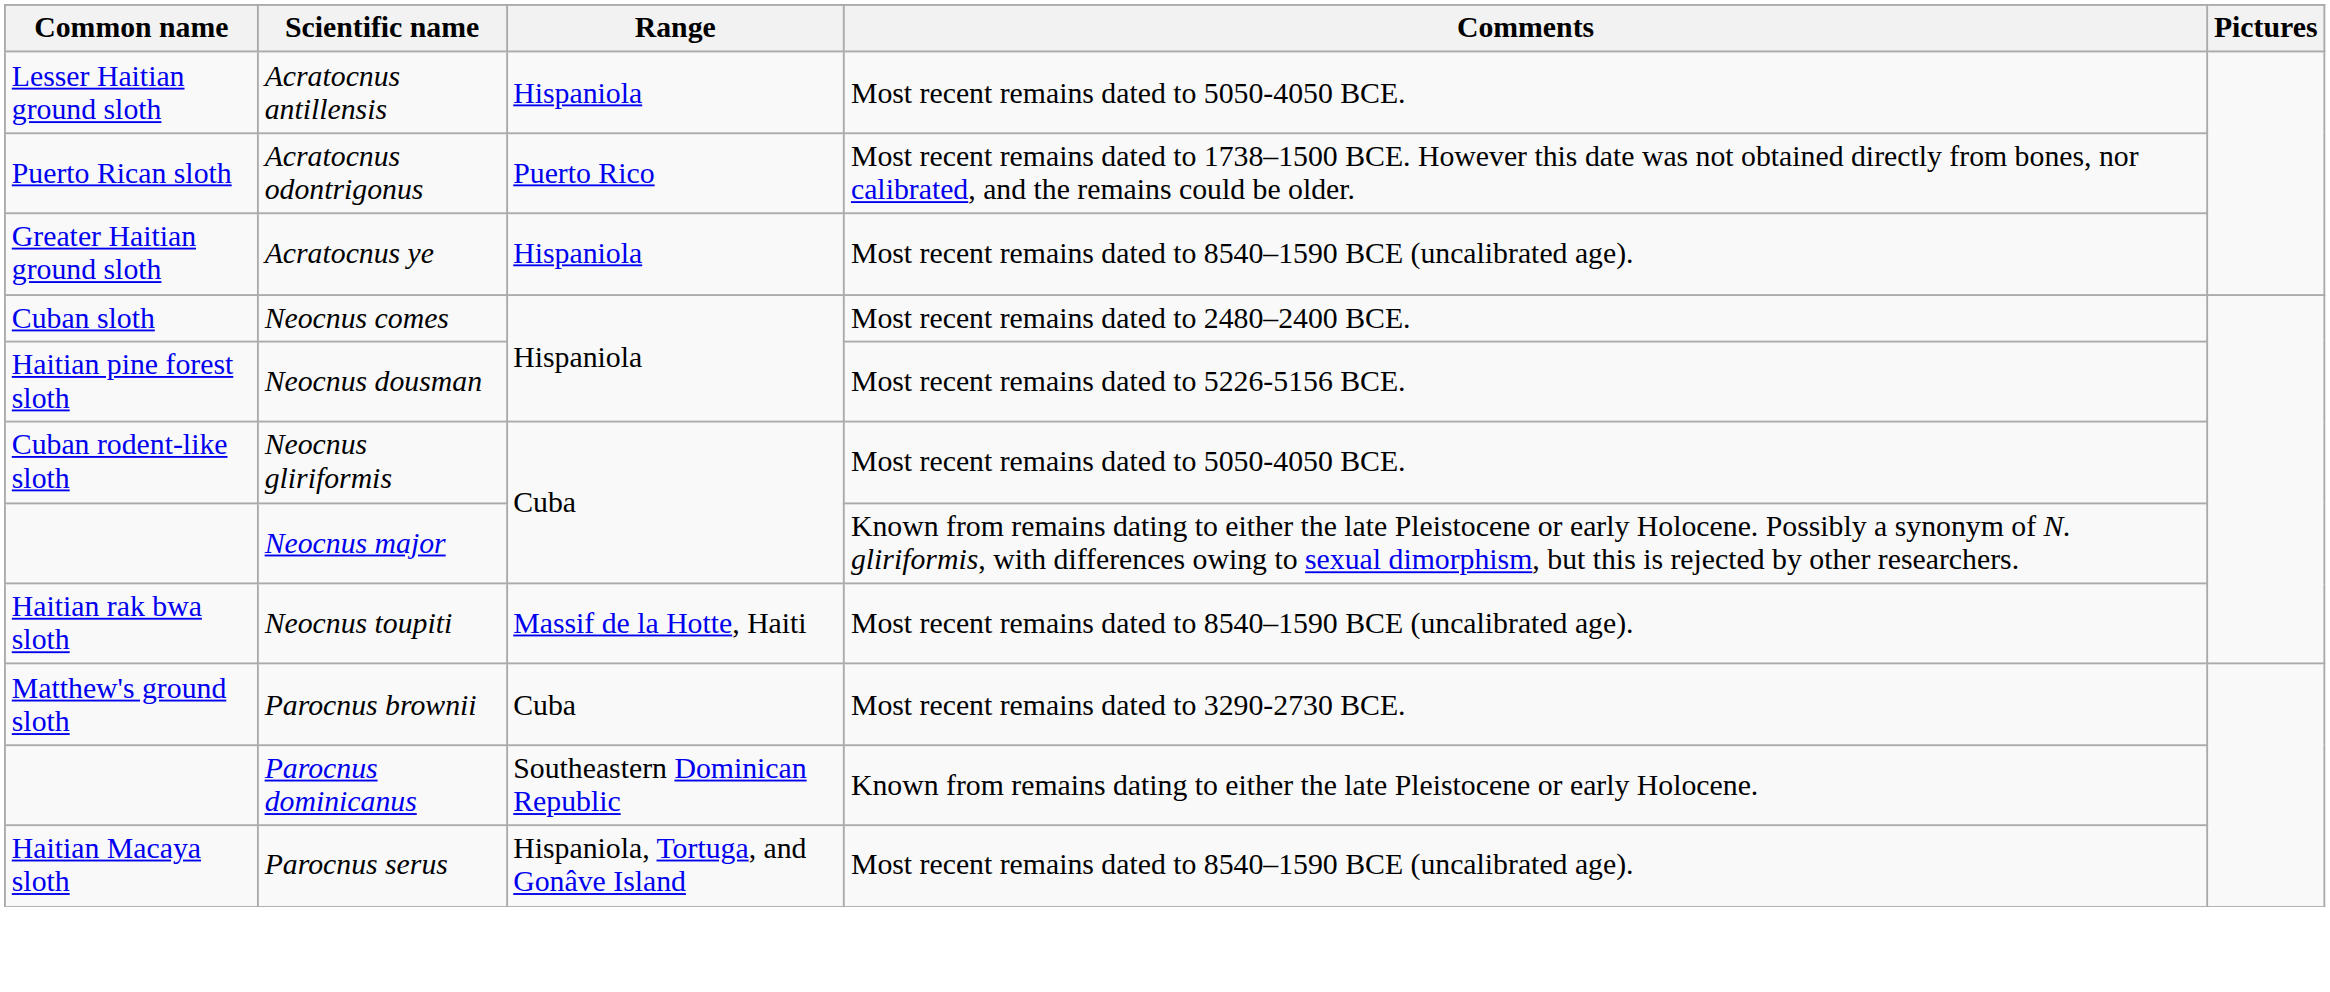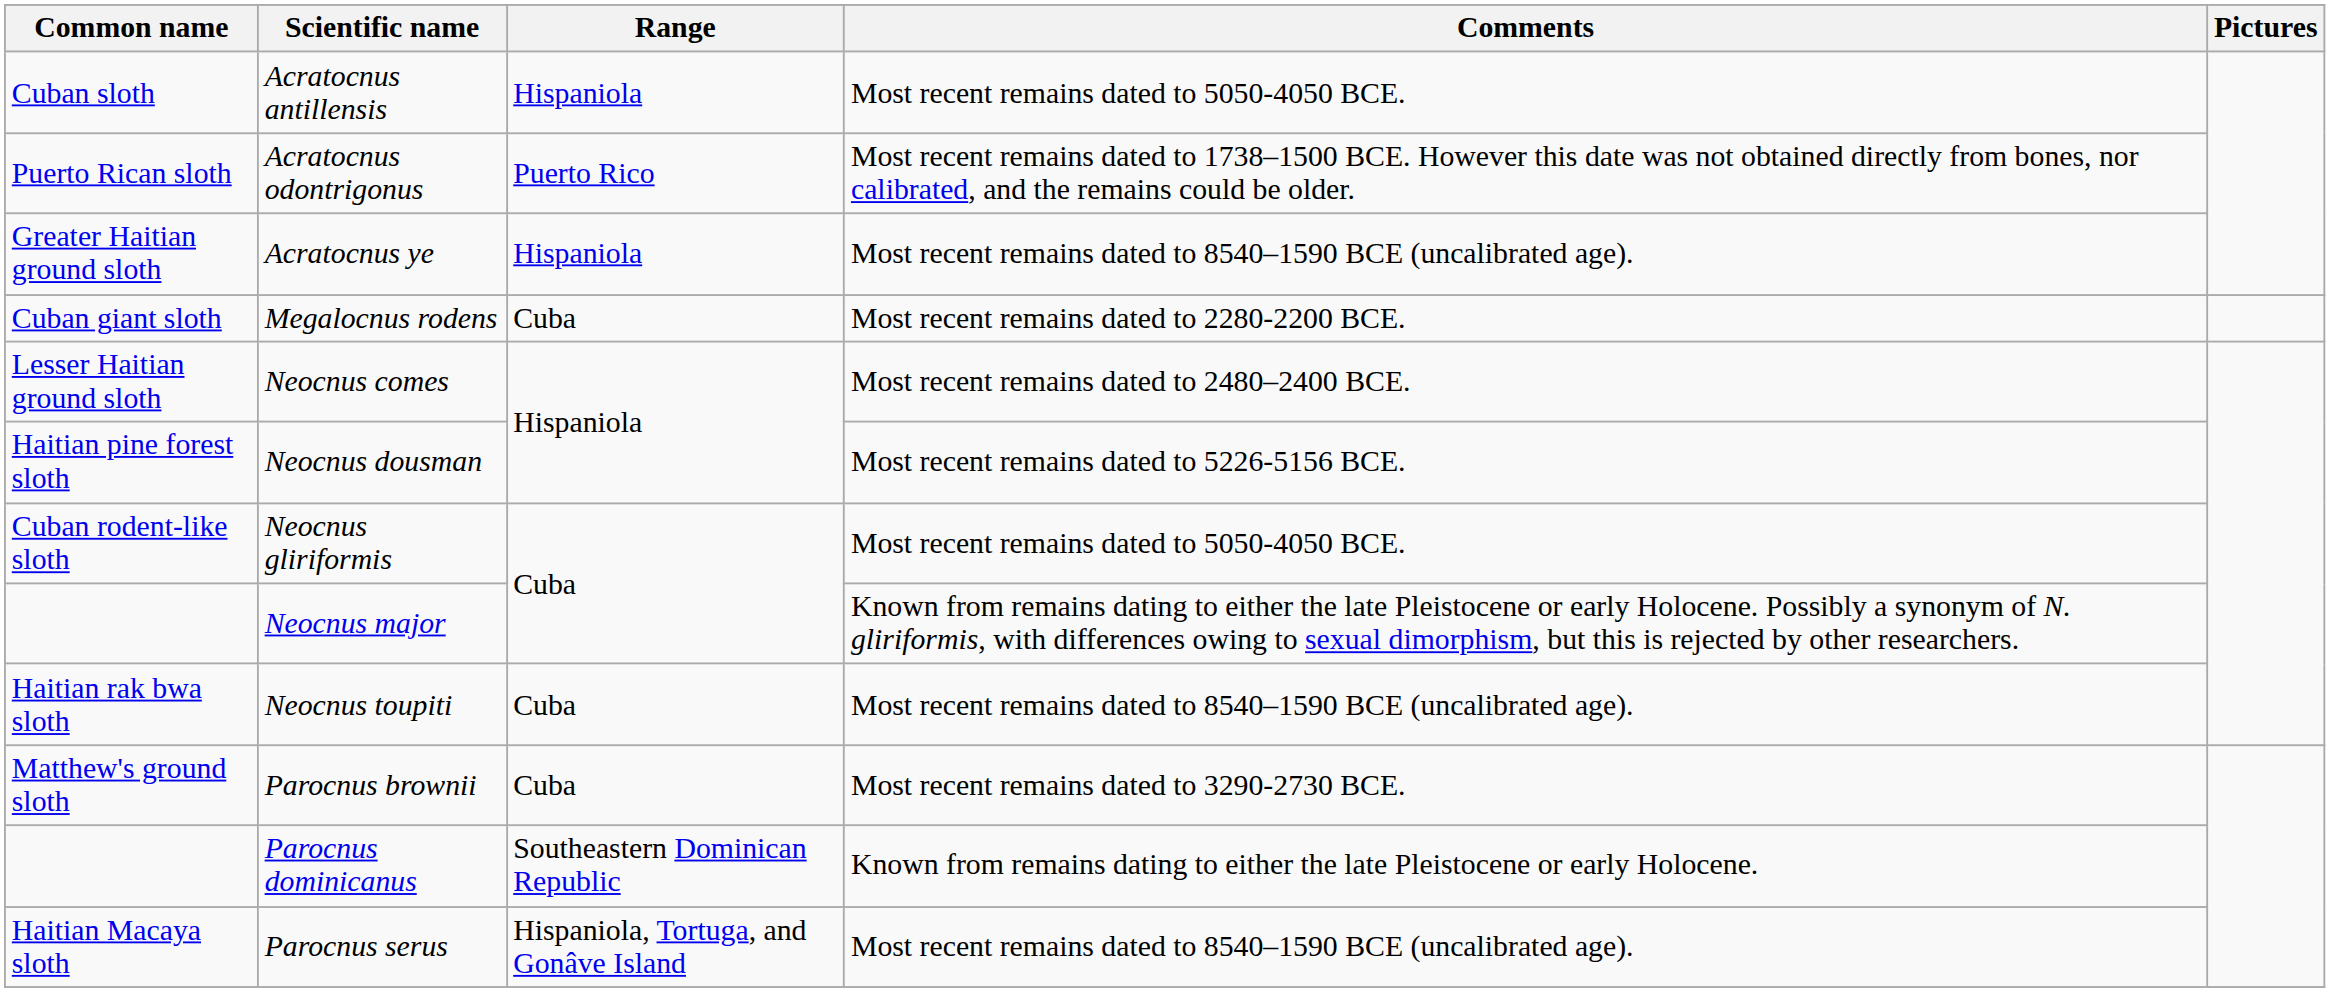(98, 92) Lesser Haitian ground sloth -> (83, 92) Cuban sloth
+ row: (381, 317)
(83, 317) Cuban sloth -> (98, 381) Lesser Haitian ground sloth
(660, 623) Massif de la Hotte, Haiti -> (545, 703) Cuba
